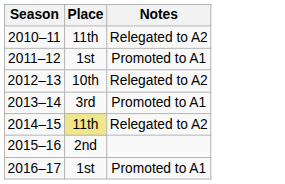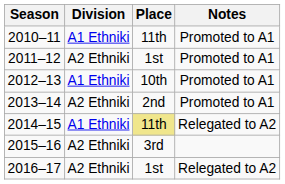+ column: (98, 15)
(159, 37) Relegated to A2 -> (227, 37) Promoted to A1
(159, 80) Relegated to A2 -> (227, 80) Promoted to A1
(85, 102) 3rd -> (154, 102) 2nd
(85, 146) 2nd -> (154, 146) 3rd
(159, 168) Promoted to A1 -> (227, 168) Relegated to A2
